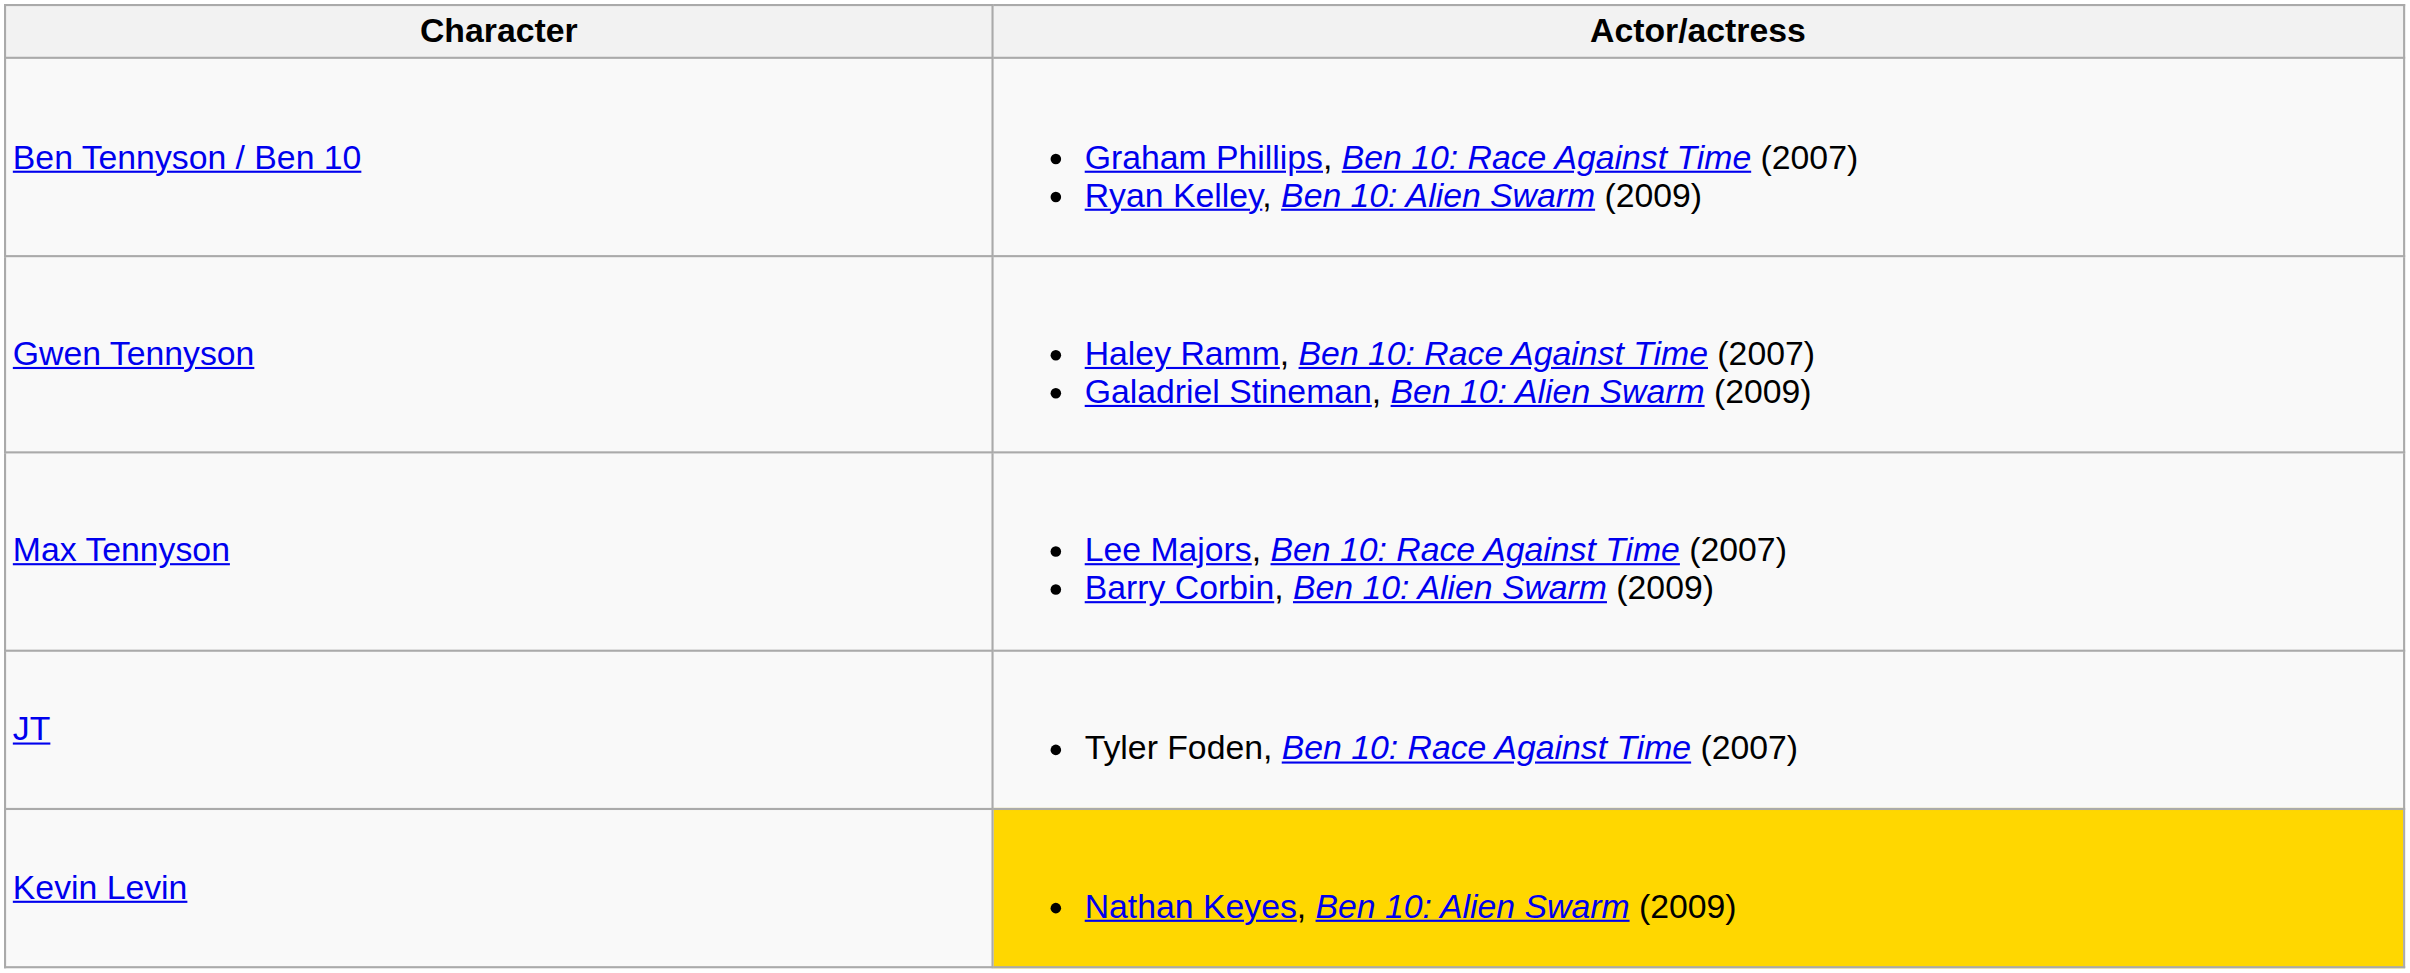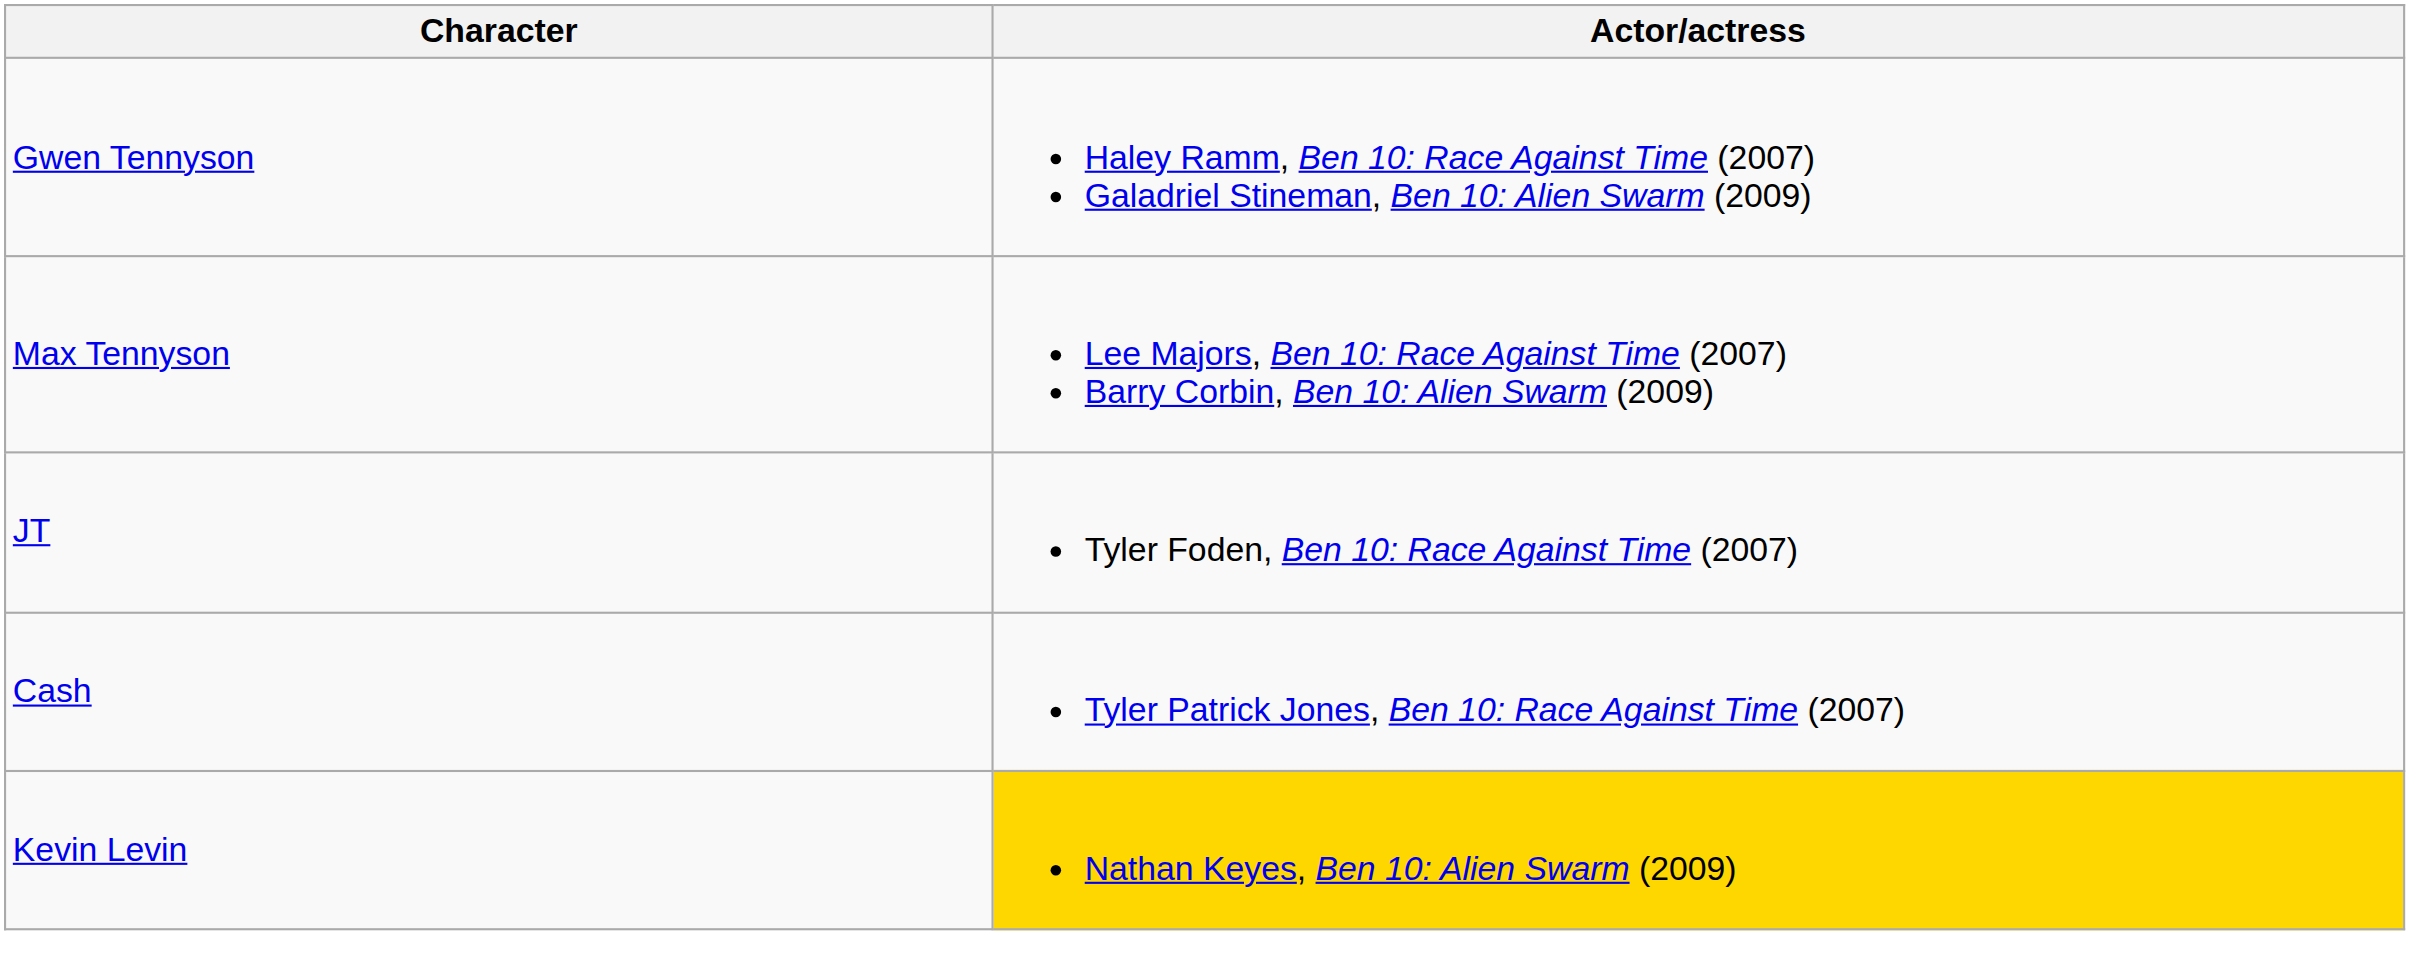- row: (187, 156)
+ row: (52, 690)
